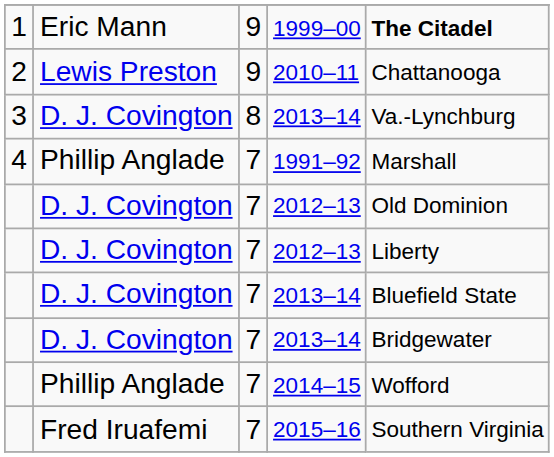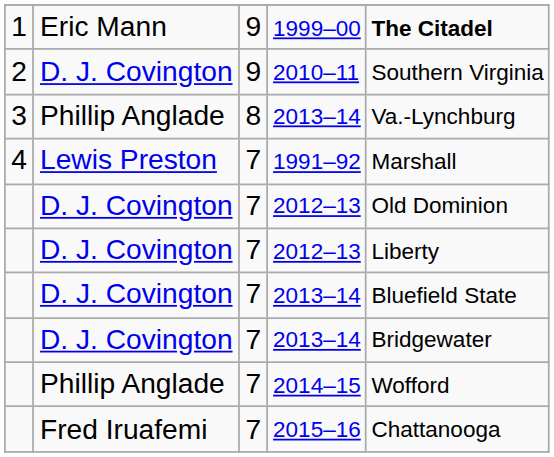(128, 71) Lewis Preston -> (136, 71) D. J. Covington
(436, 72) Chattanooga -> (458, 72) Southern Virginia
(136, 116) D. J. Covington -> (132, 116) Phillip Anglade
(132, 160) Phillip Anglade -> (128, 160) Lewis Preston
(458, 429) Southern Virginia -> (436, 429) Chattanooga
